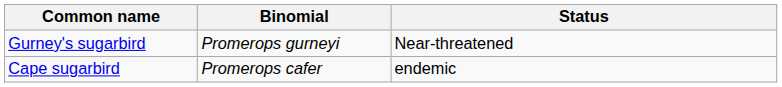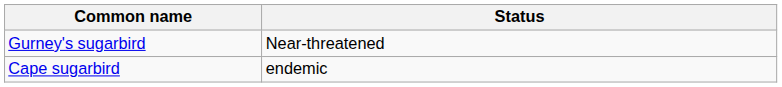- column: (294, 17)
